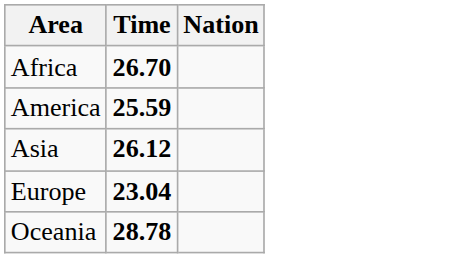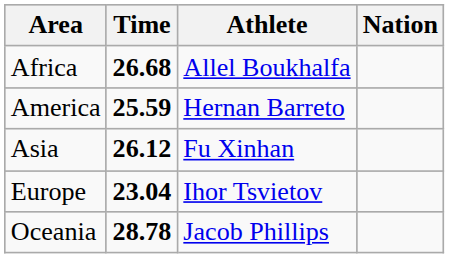+ column: (267, 25)
(142, 66) 26.70 -> (142, 66) 26.68
